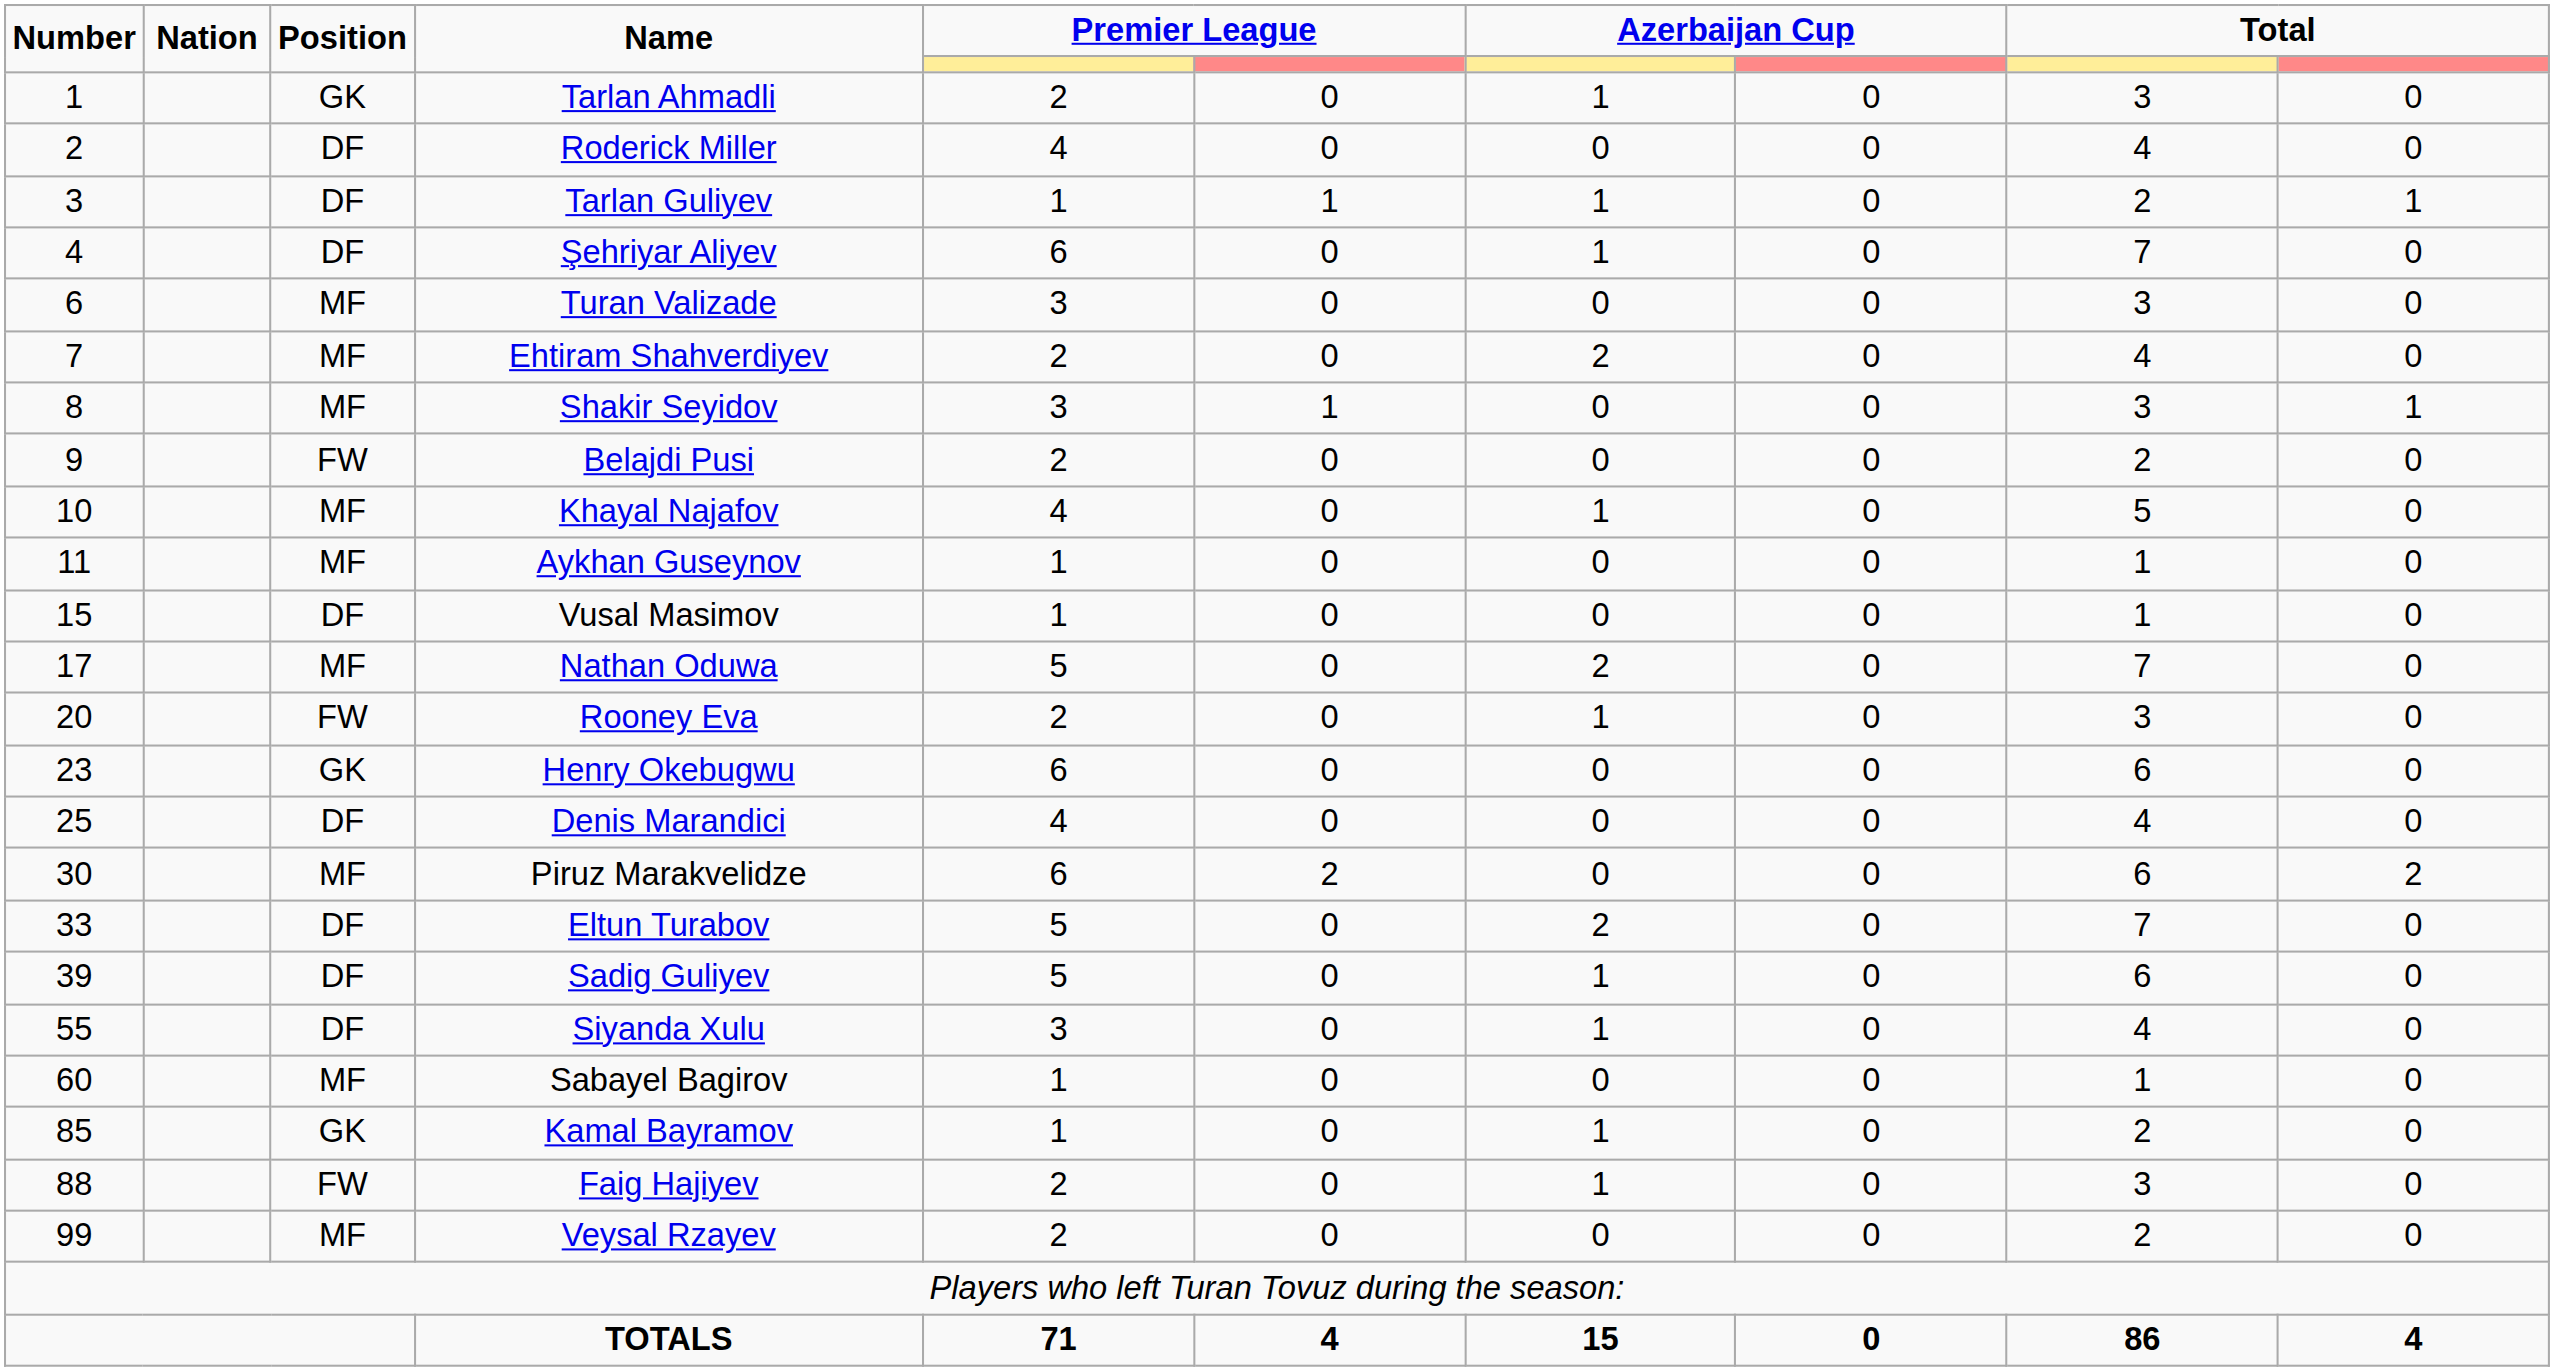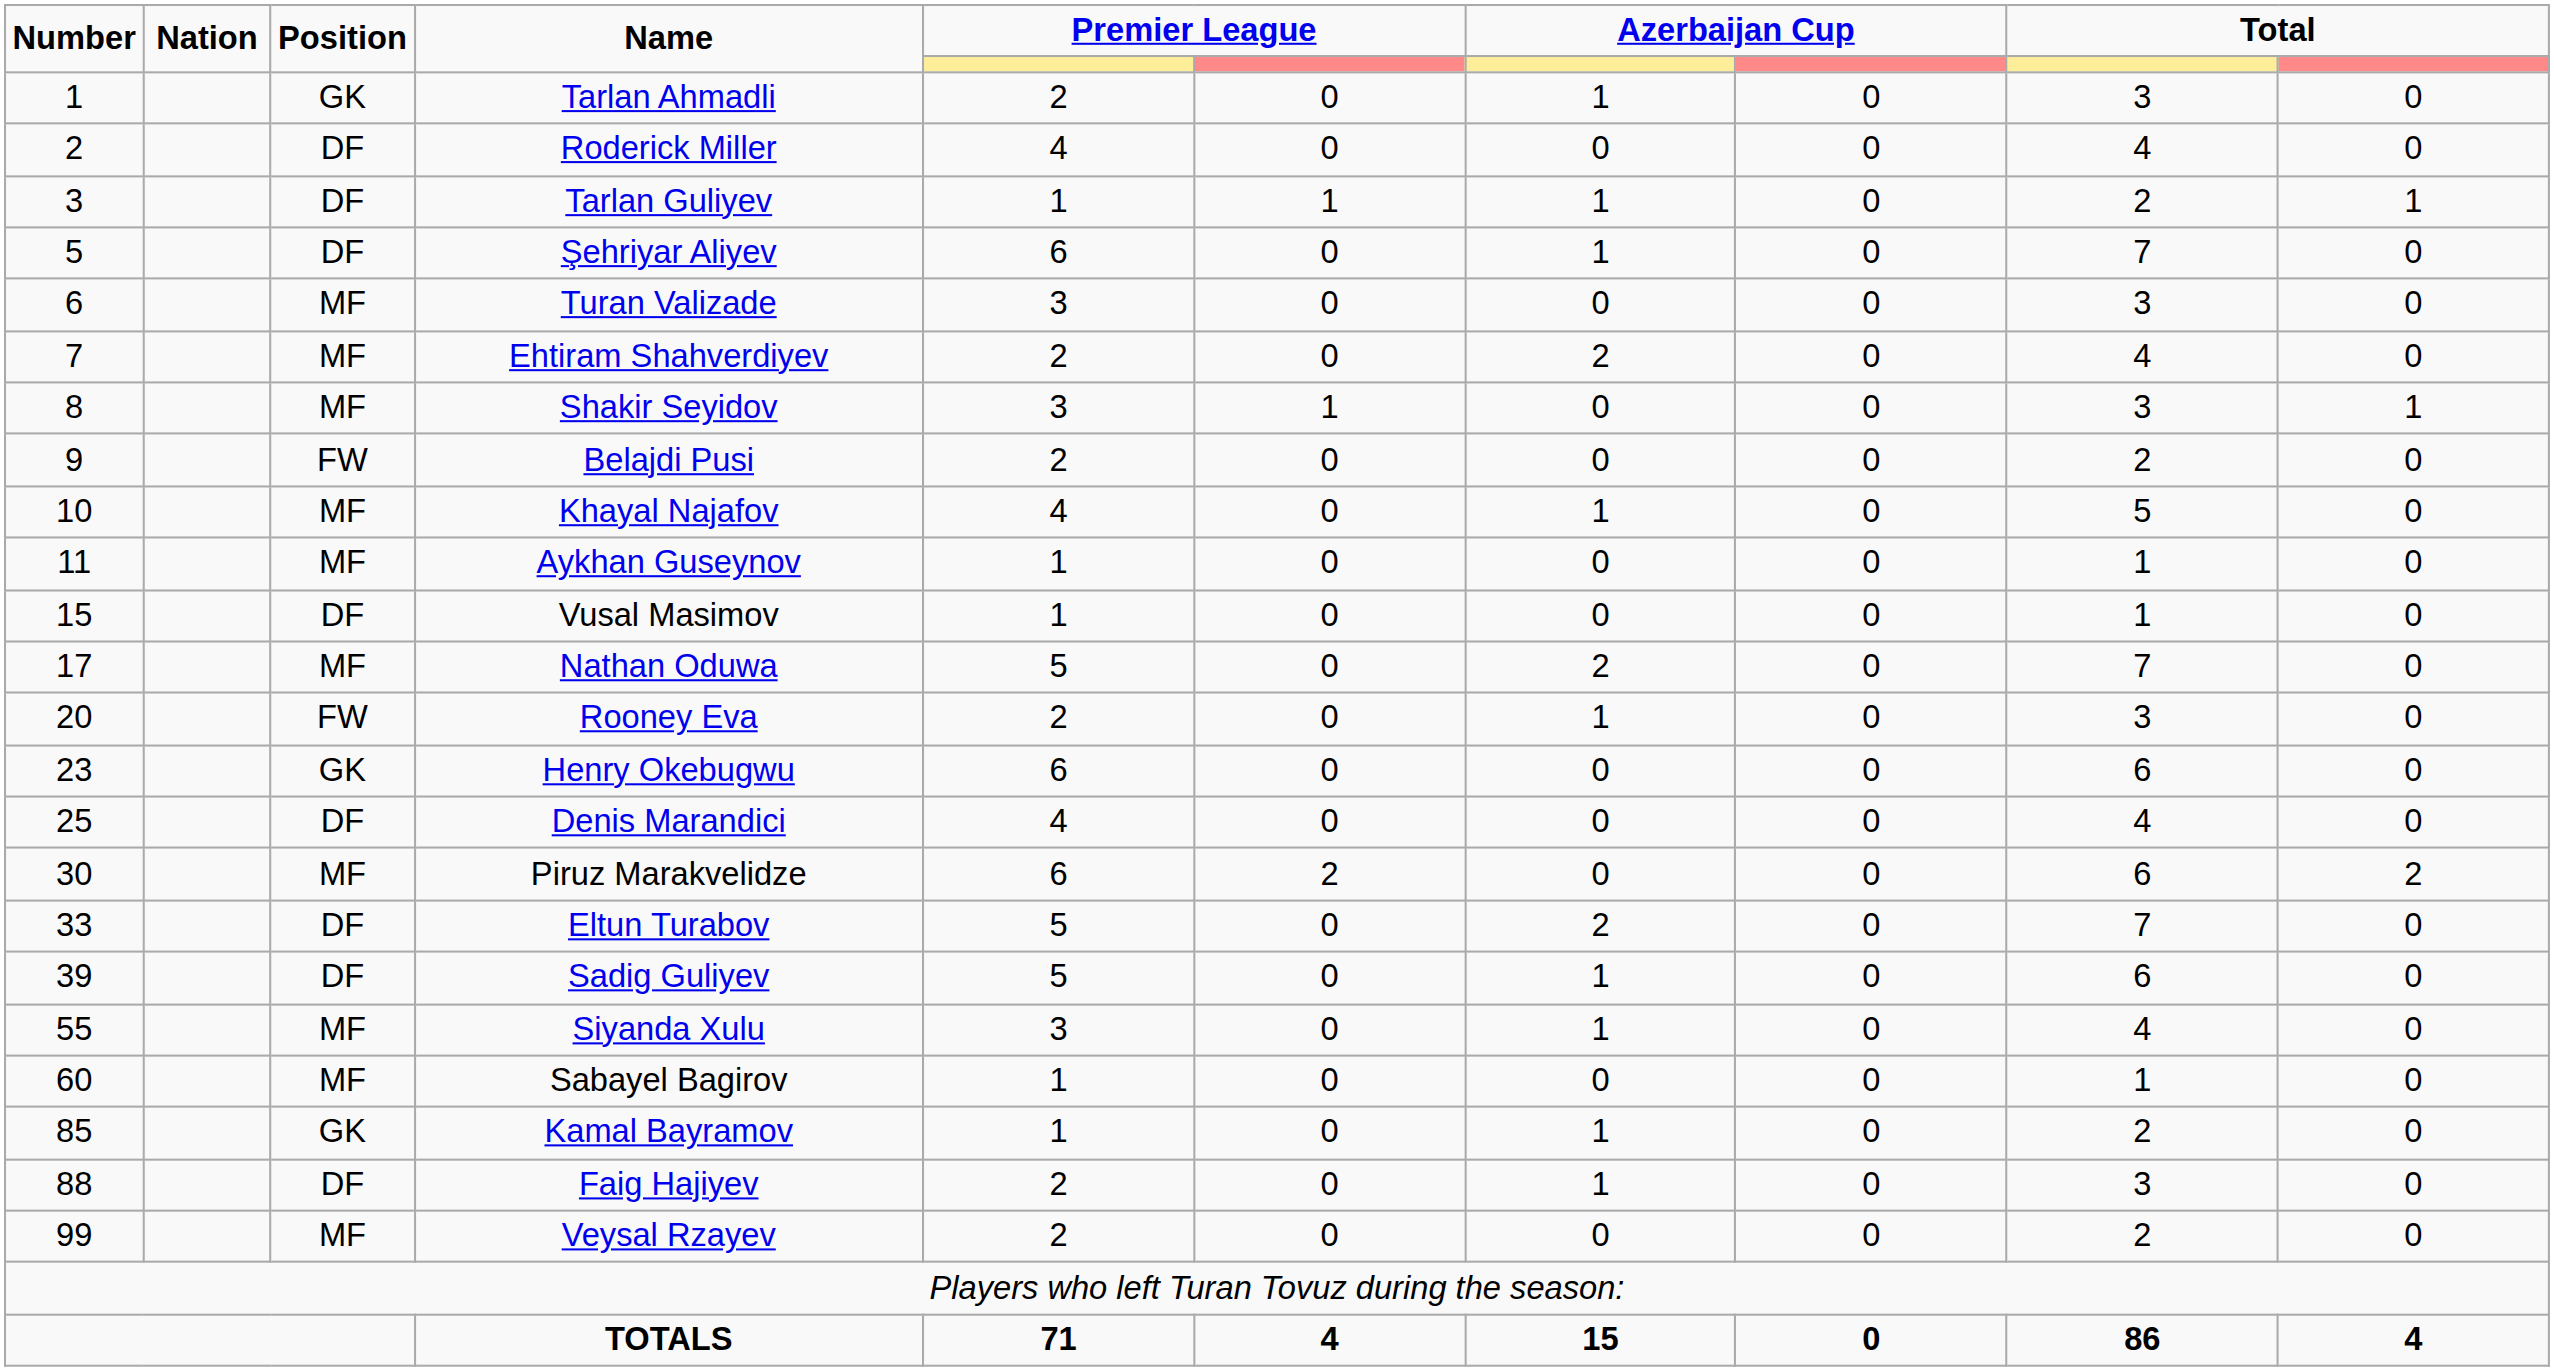(74, 252) 4 -> (74, 252) 5
(342, 1028) DF -> (342, 1028) MF
(342, 1184) FW -> (342, 1184) DF
